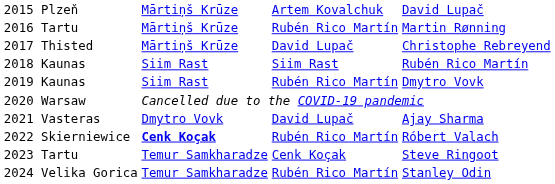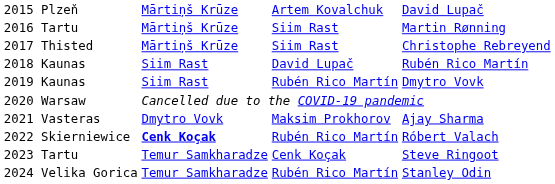(335, 28) Rubén Rico Martín -> (305, 28) Siim Rast
(313, 46) David Lupač -> (305, 46) Siim Rast
(305, 64) Siim Rast -> (313, 64) David Lupač
(313, 118) David Lupač -> (331, 118) Maksim Prokhorov
